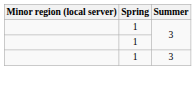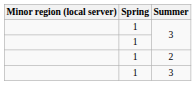+ row: (62, 58)
